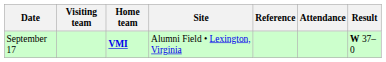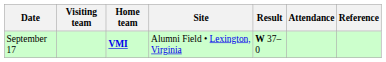columns swapped: (365, 18) <-> (275, 18)
